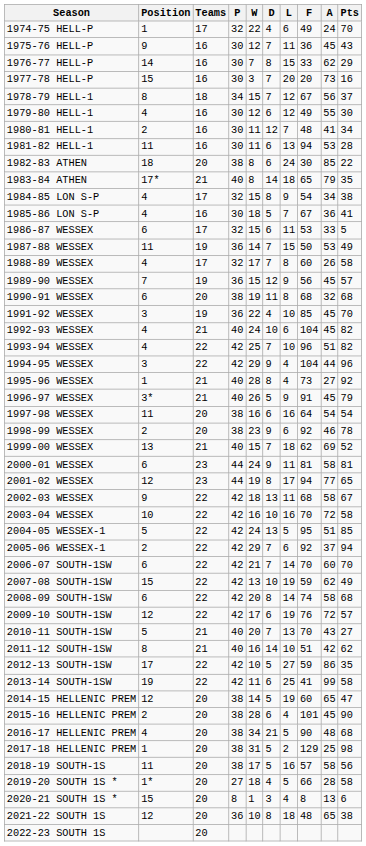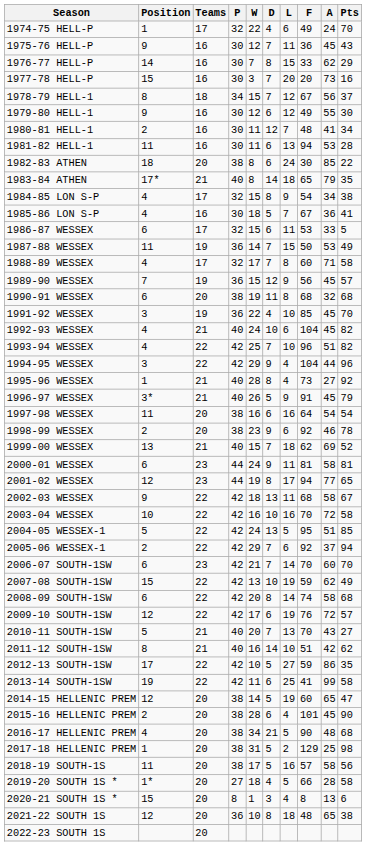(144, 113) 4 -> (144, 113) 9
(329, 264) 26 -> (329, 264) 71
(202, 565) 22 -> (202, 565) 23
